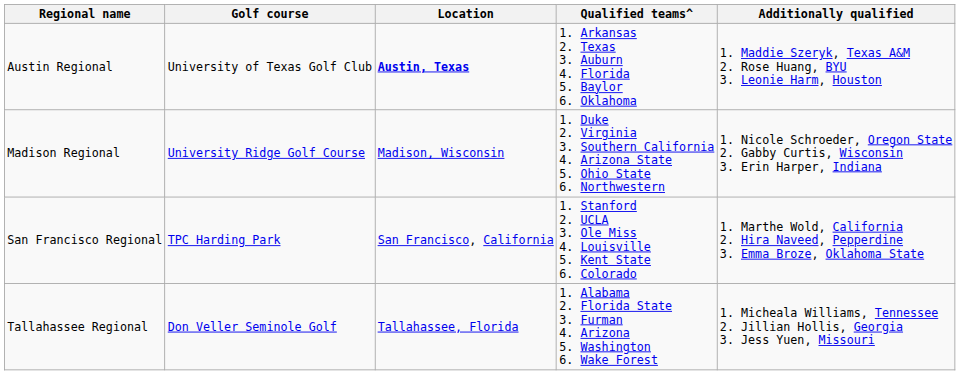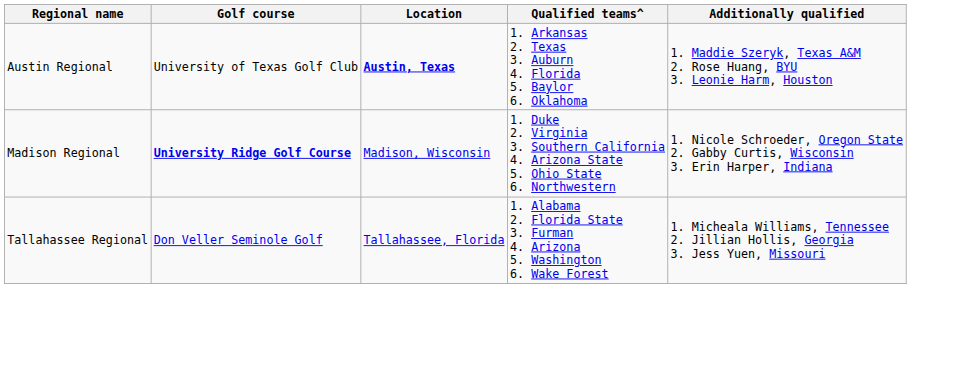(266, 153) normal -> (252, 153) bold
- row: (85, 240)
